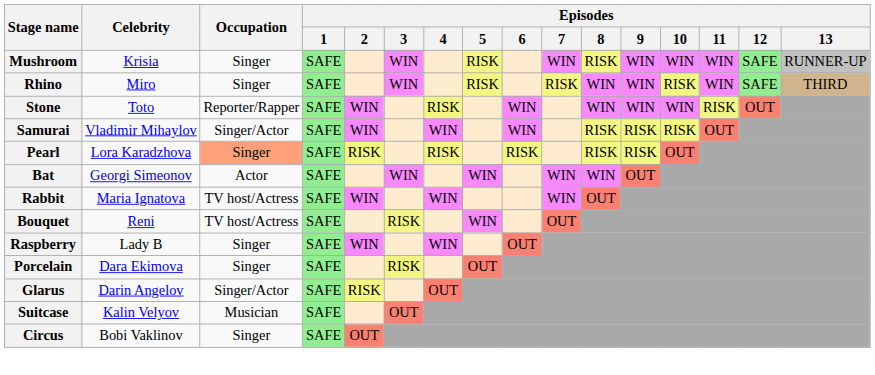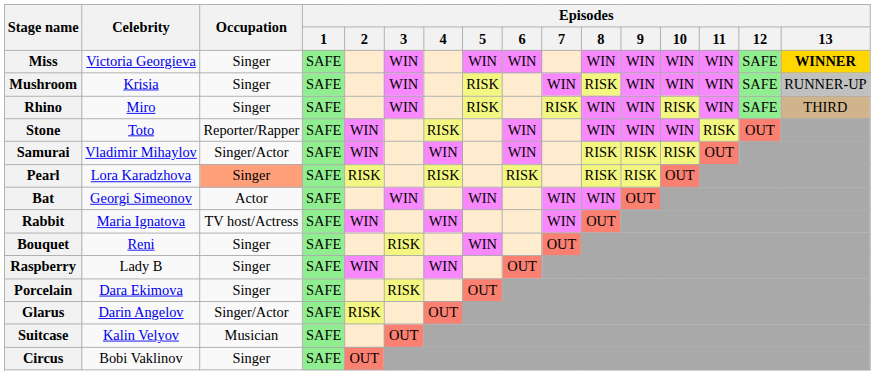+ row: (43, 61)
(251, 221) TV host/Actress -> (251, 244) Singer
